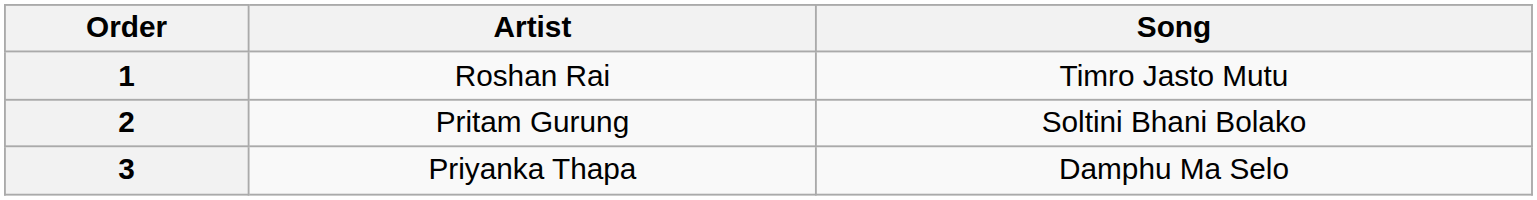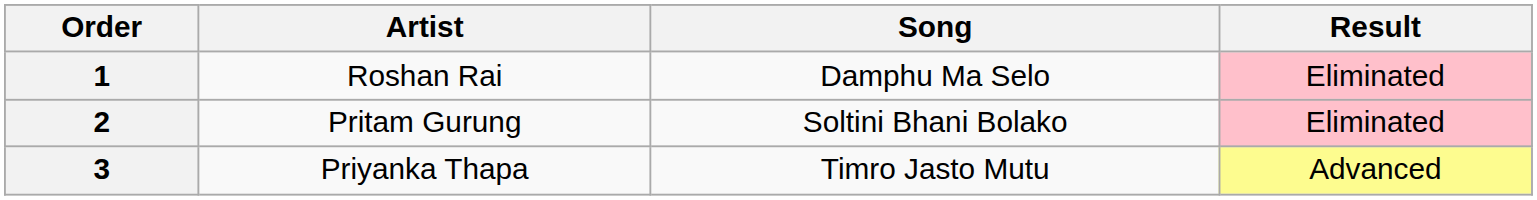+ column: (1375, 28)
(1174, 75) Timro Jasto Mutu -> (935, 75) Damphu Ma Selo
(1174, 169) Damphu Ma Selo -> (935, 169) Timro Jasto Mutu
